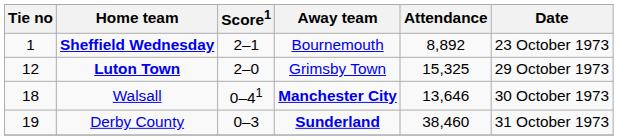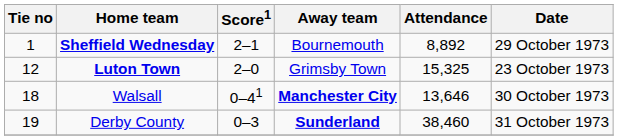(552, 45) 23 October 1973 -> (552, 45) 29 October 1973
(552, 69) 29 October 1973 -> (552, 69) 23 October 1973
